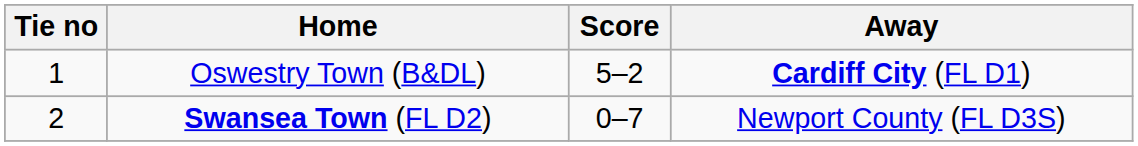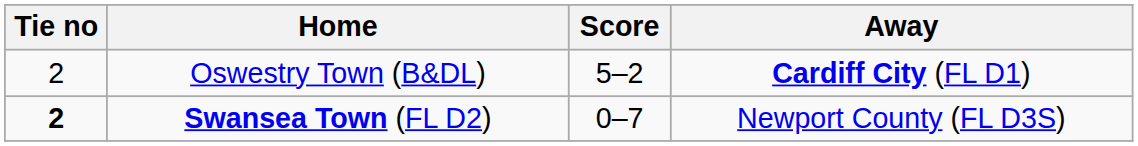(56, 72) 1 -> (56, 72) 2
(56, 118) normal -> (56, 118) bold
